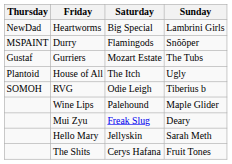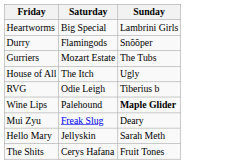- column: (28, 12)
(193, 105) normal -> (148, 105) bold
